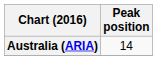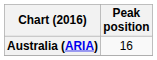(126, 45) 14 -> (126, 45) 16
